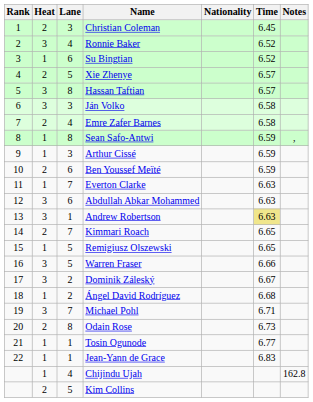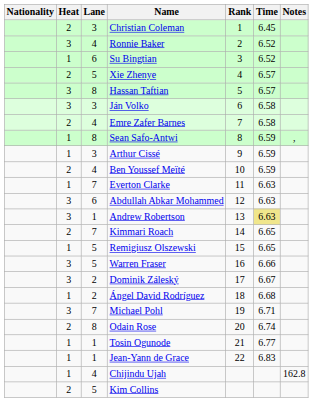columns swapped: (18, 12) <-> (228, 12)
(70, 169) 6 -> (94, 169) 4
(267, 327) 6.73 -> (267, 327) 6.74
